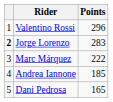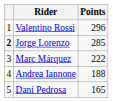(98, 43) 283 -> (98, 43) 285
(9, 74) no background -> (9, 74) lightyellow background
(98, 74) 185 -> (98, 74) 188
